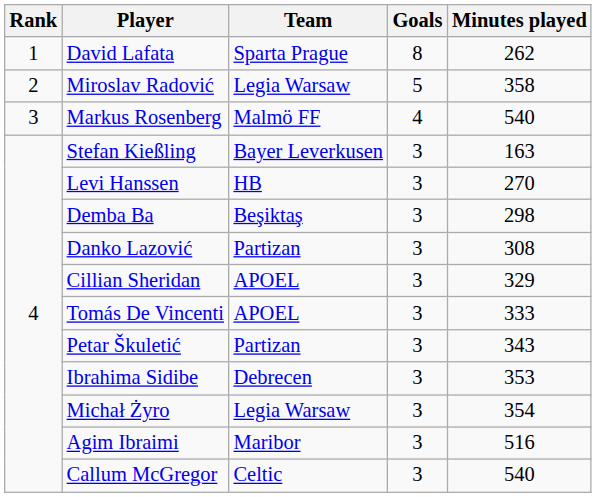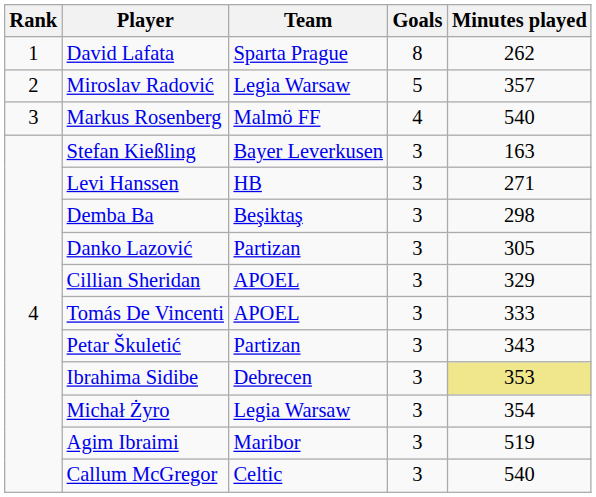(519, 85) 358 -> (519, 85) 357
(519, 183) 270 -> (519, 183) 271
(519, 248) 308 -> (519, 248) 305
(519, 378) no background -> (519, 378) khaki background
(519, 442) 516 -> (519, 442) 519
